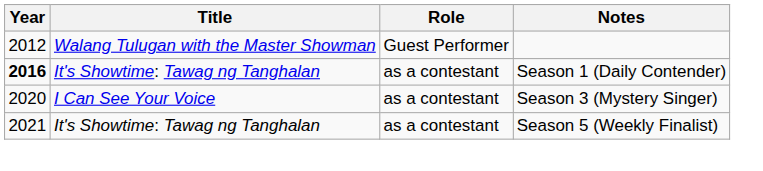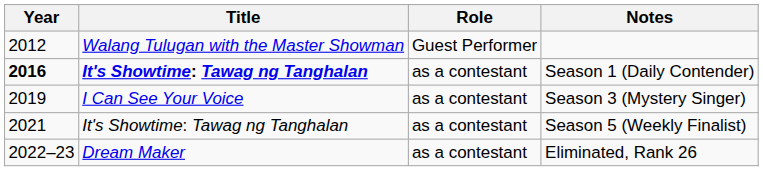(187, 71) normal -> (225, 71) bold
(27, 98) 2020 -> (27, 98) 2019
+ row: (621, 152)
